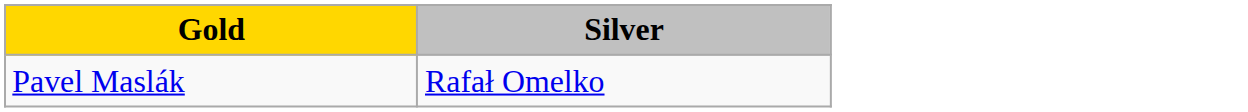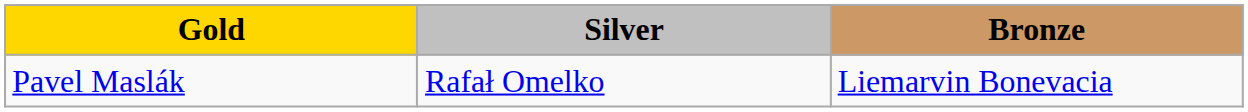+ column: (1037, 29)
